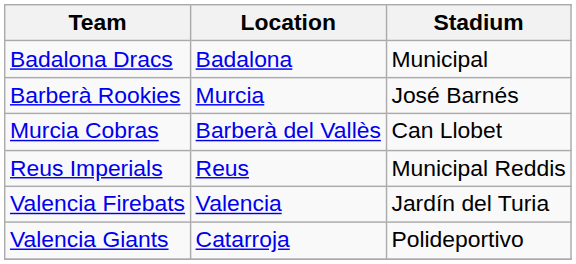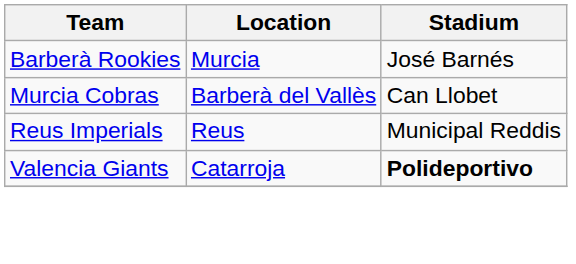- row: (91, 58)
- row: (98, 204)
(458, 240) normal -> (460, 167) bold
